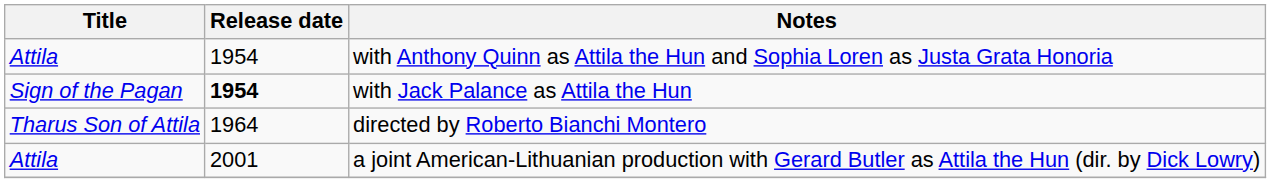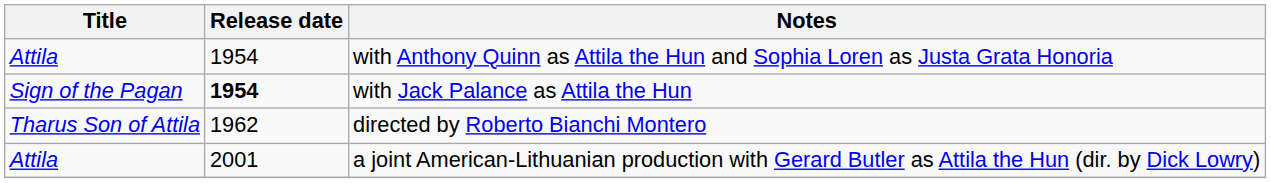(234, 125) 1964 -> (234, 125) 1962
